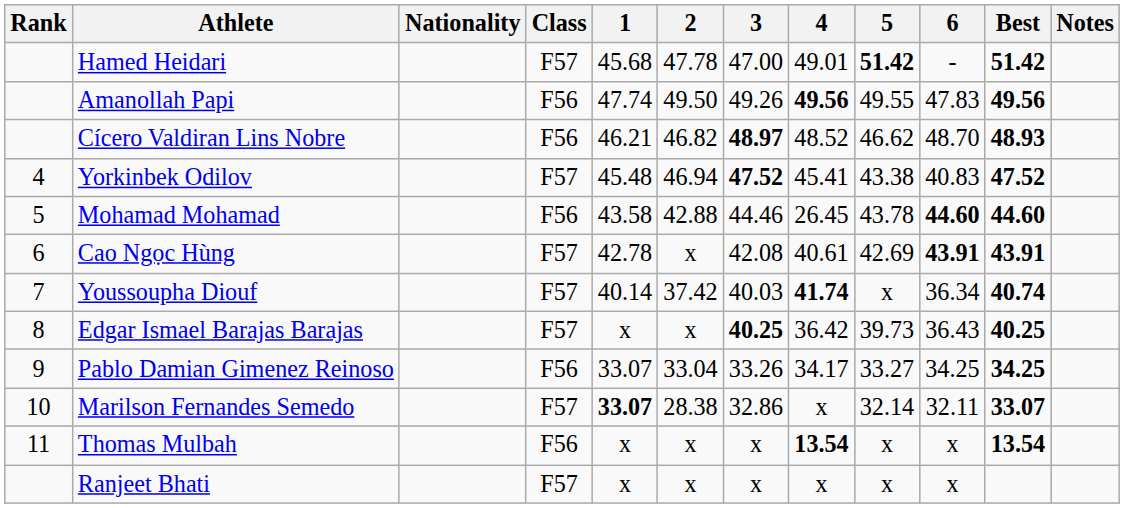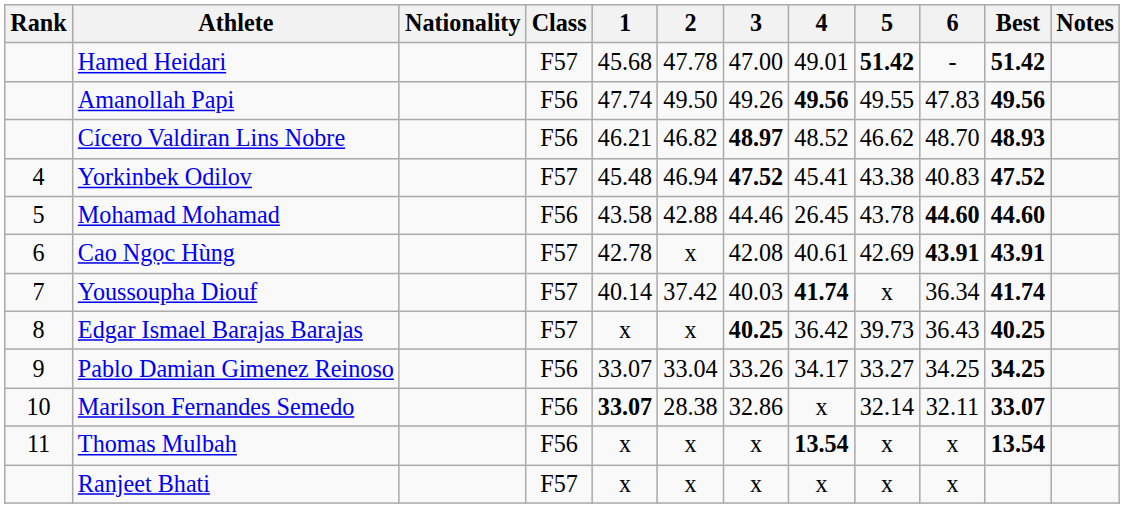(1018, 291) 40.74 -> (1018, 291) 41.74
(559, 406) F57 -> (559, 406) F56
